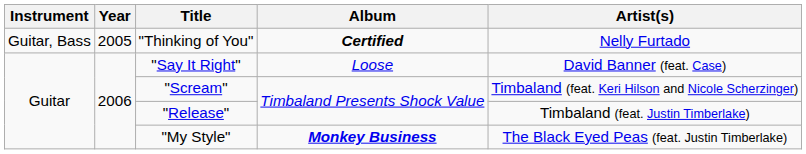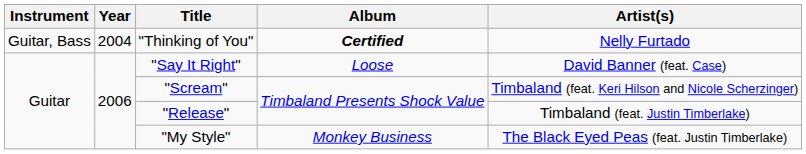(115, 40) 2005 -> (115, 40) 2004
(372, 137) bold -> (372, 137) normal
